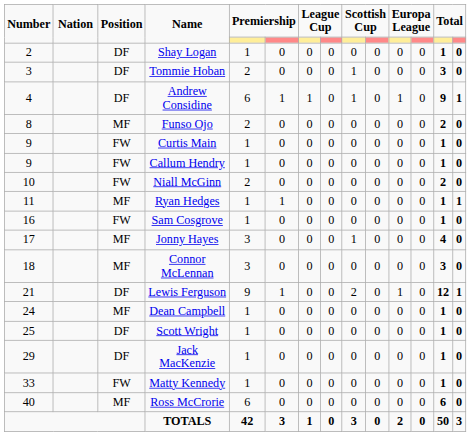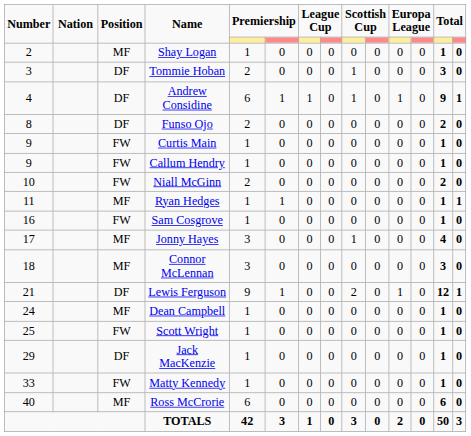(122, 52) DF -> (122, 52) MF
(122, 124) MF -> (122, 124) DF
(122, 330) DF -> (122, 330) FW
